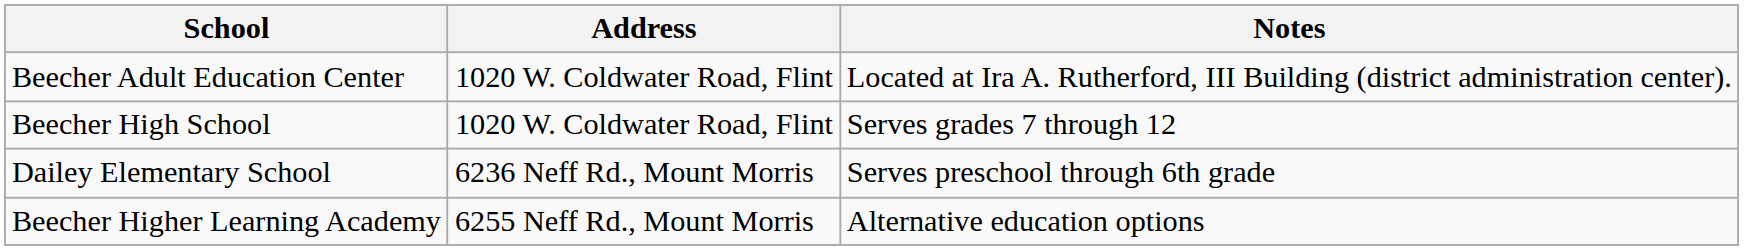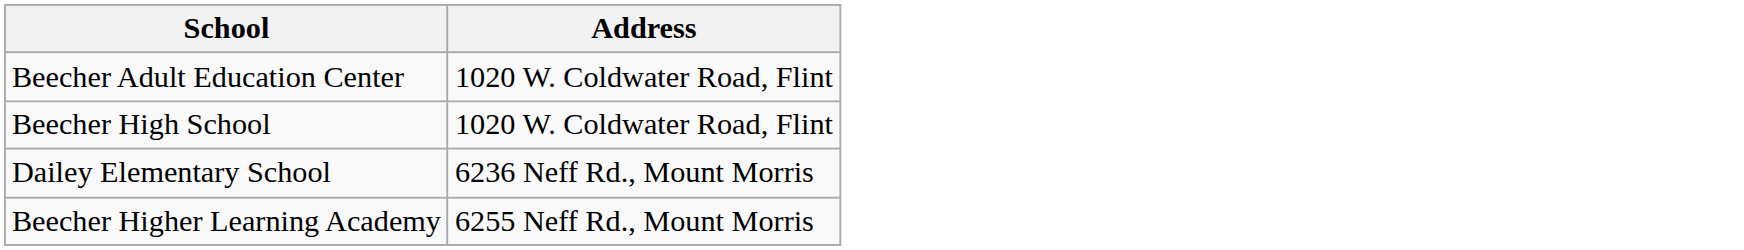- column: (1289, 28)
